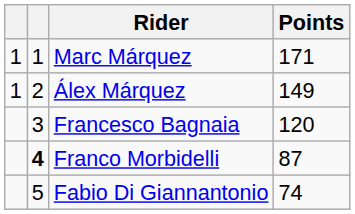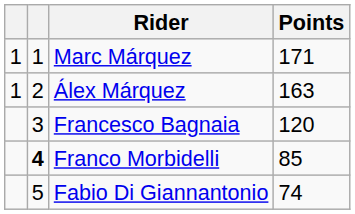(296, 90) 149 -> (296, 90) 163
(290, 159) 87 -> (290, 159) 85
